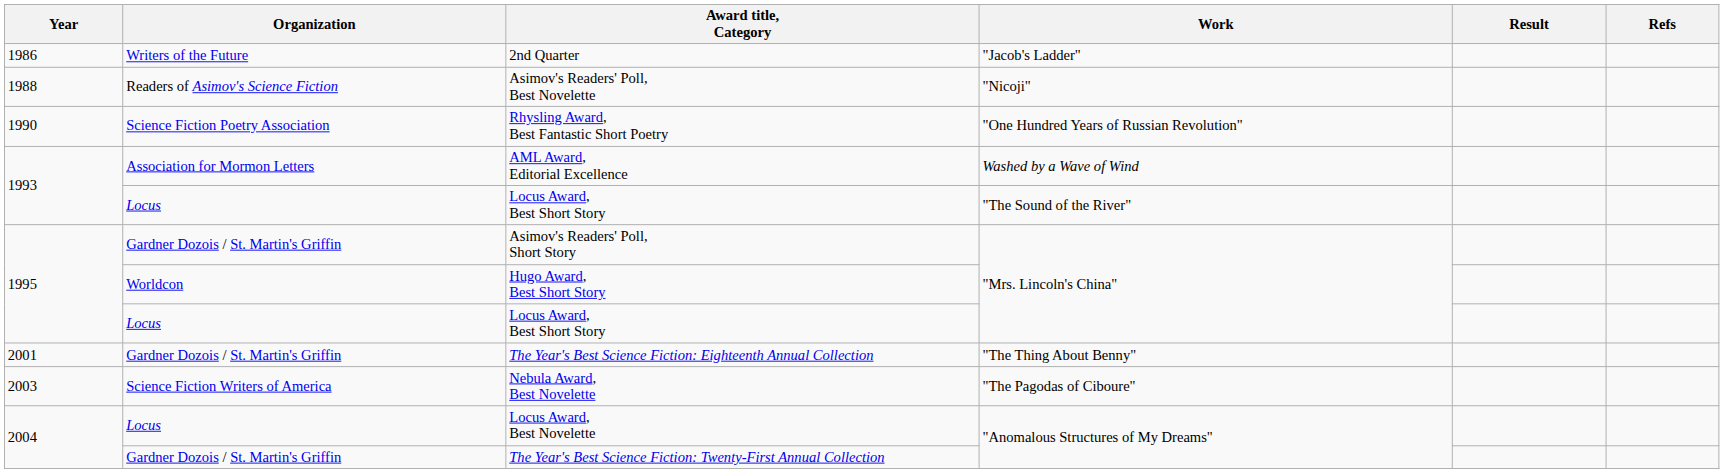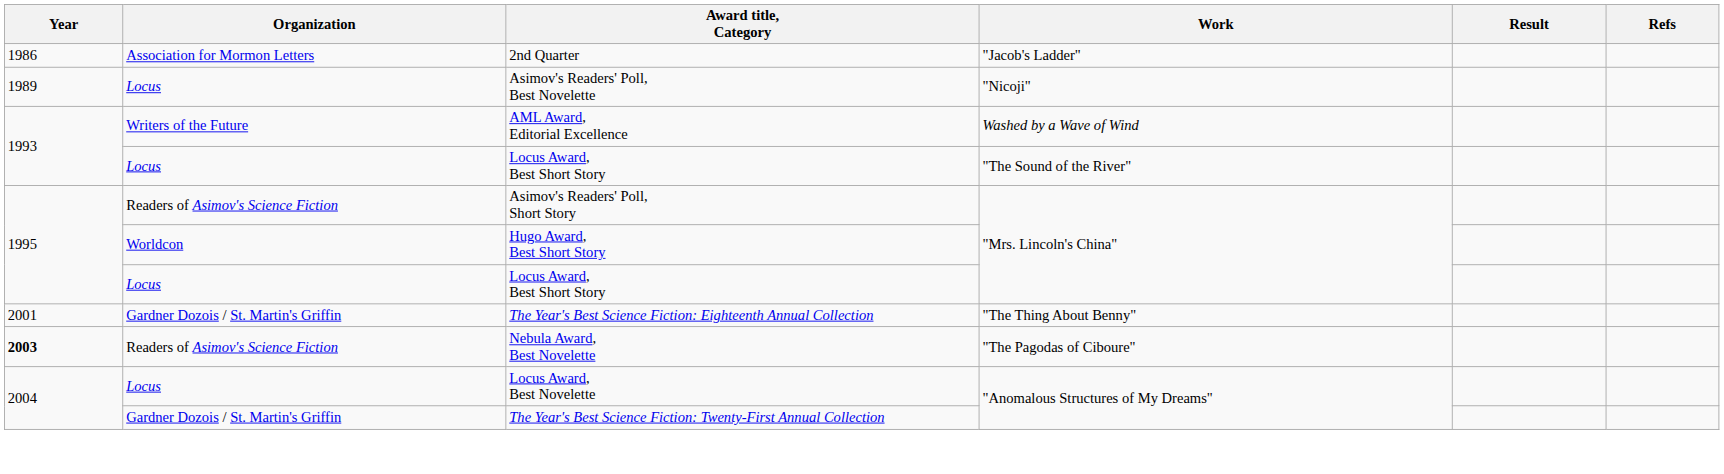(187, 55) Writers of the Future -> (220, 55) Association for Mormon Letters
(22, 86) 1988 -> (22, 86) 1989
(232, 86) Readers of Asimov's Science Fiction -> (144, 86) Locus
- row: (589, 126)
(220, 165) Association for Mormon Letters -> (187, 126) Writers of the Future
(234, 244) Gardner Dozois / St. Martin's Griffin -> (232, 205) Readers of Asimov's Science Fiction
(22, 386) normal -> (22, 346) bold
(229, 386) Science Fiction Writers of America -> (232, 346) Readers of Asimov's Science Fiction
